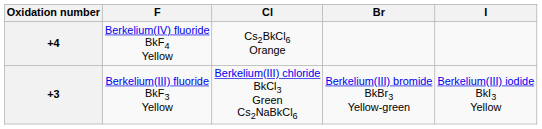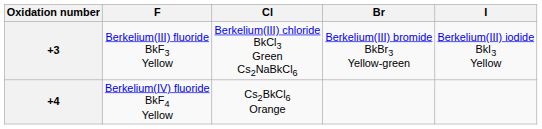rows swapped: (53, 43) <-> (53, 94)
